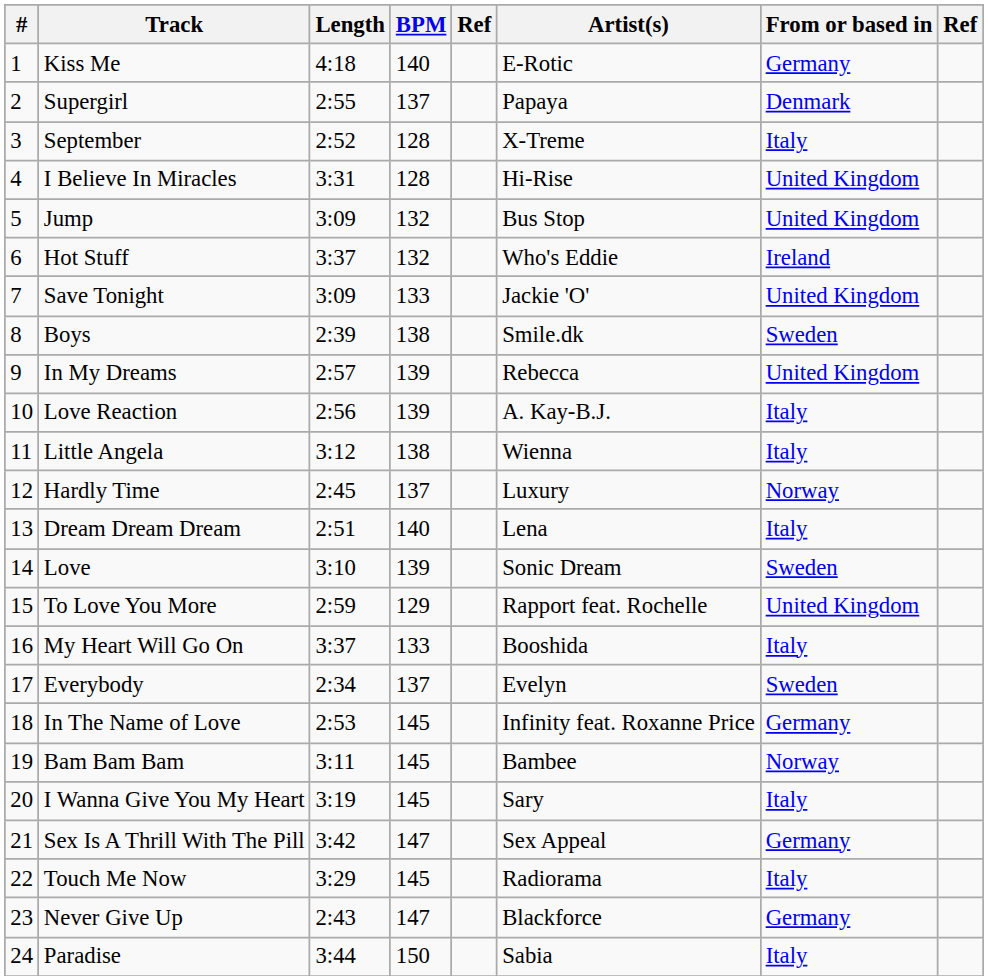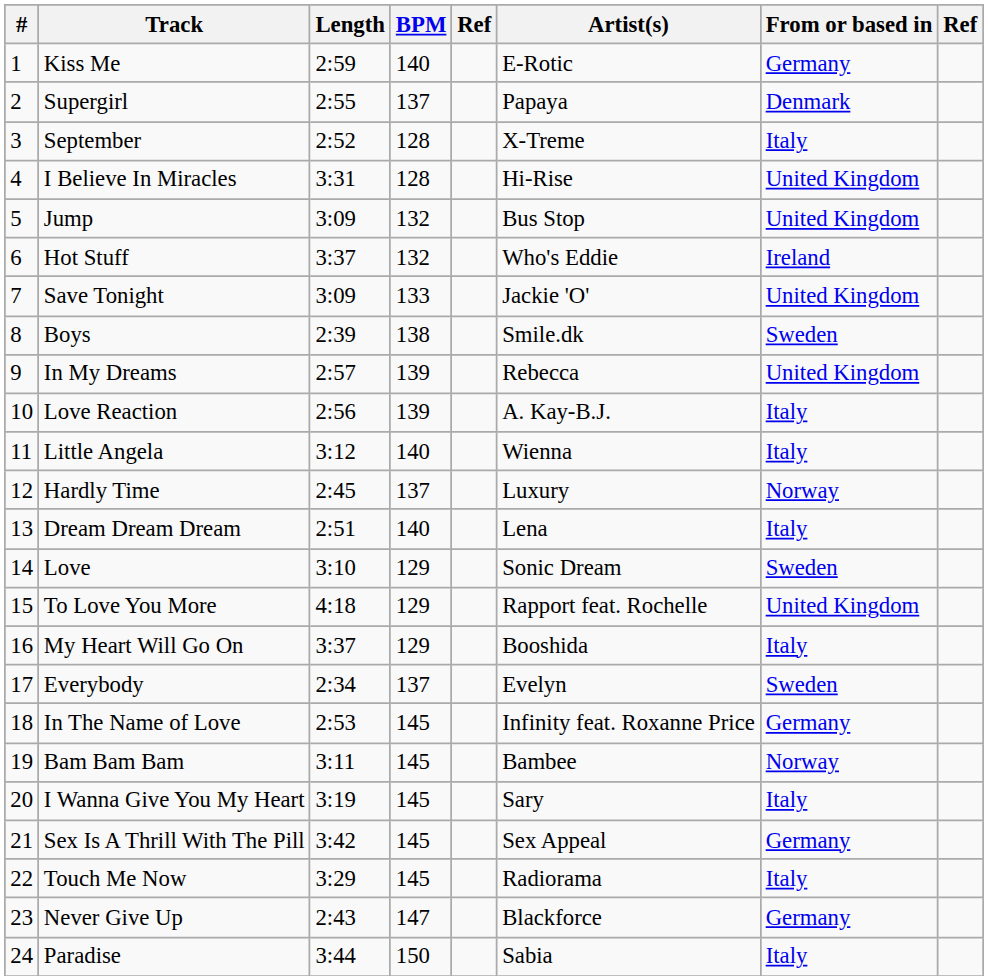(336, 62) 4:18 -> (336, 62) 2:59
(413, 451) 138 -> (413, 451) 140
(413, 567) 139 -> (413, 567) 129
(336, 606) 2:59 -> (336, 606) 4:18
(413, 645) 133 -> (413, 645) 129
(413, 839) 147 -> (413, 839) 145
